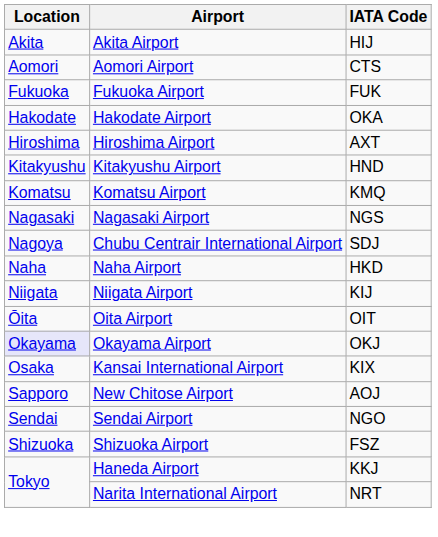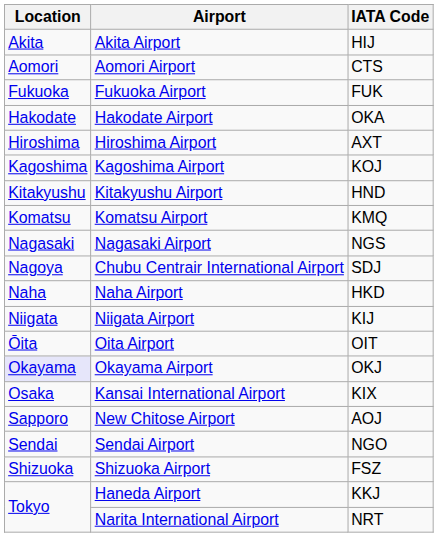+ row: (159, 167)
